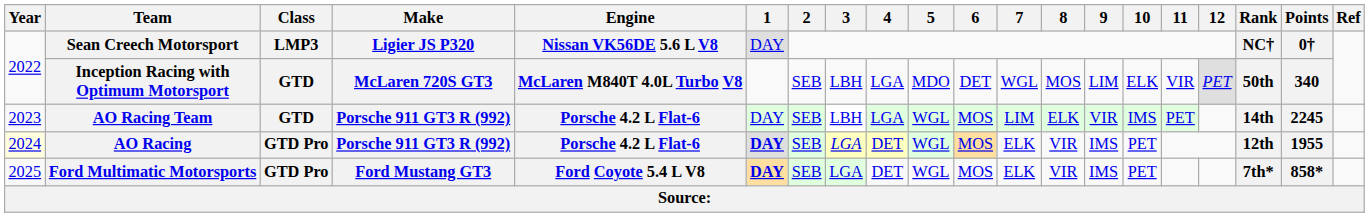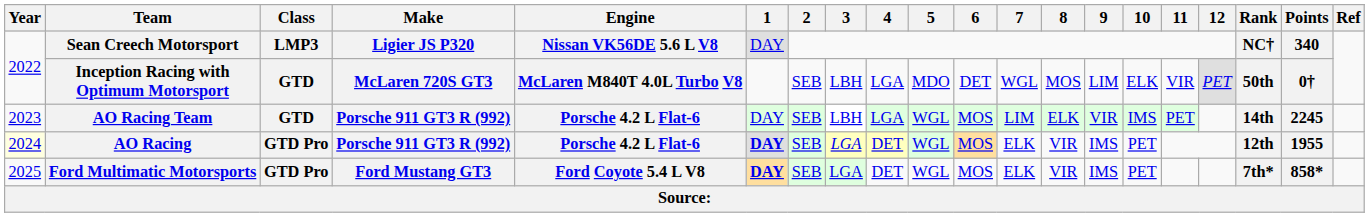(1307, 44) 0† -> (1307, 44) 340
(1307, 81) 340 -> (1307, 81) 0†
